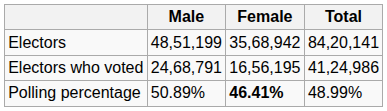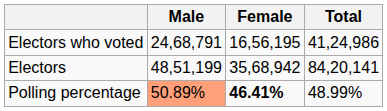rows swapped: (37, 42) <-> (76, 67)
(178, 93) no background -> (178, 93) lightsalmon background
